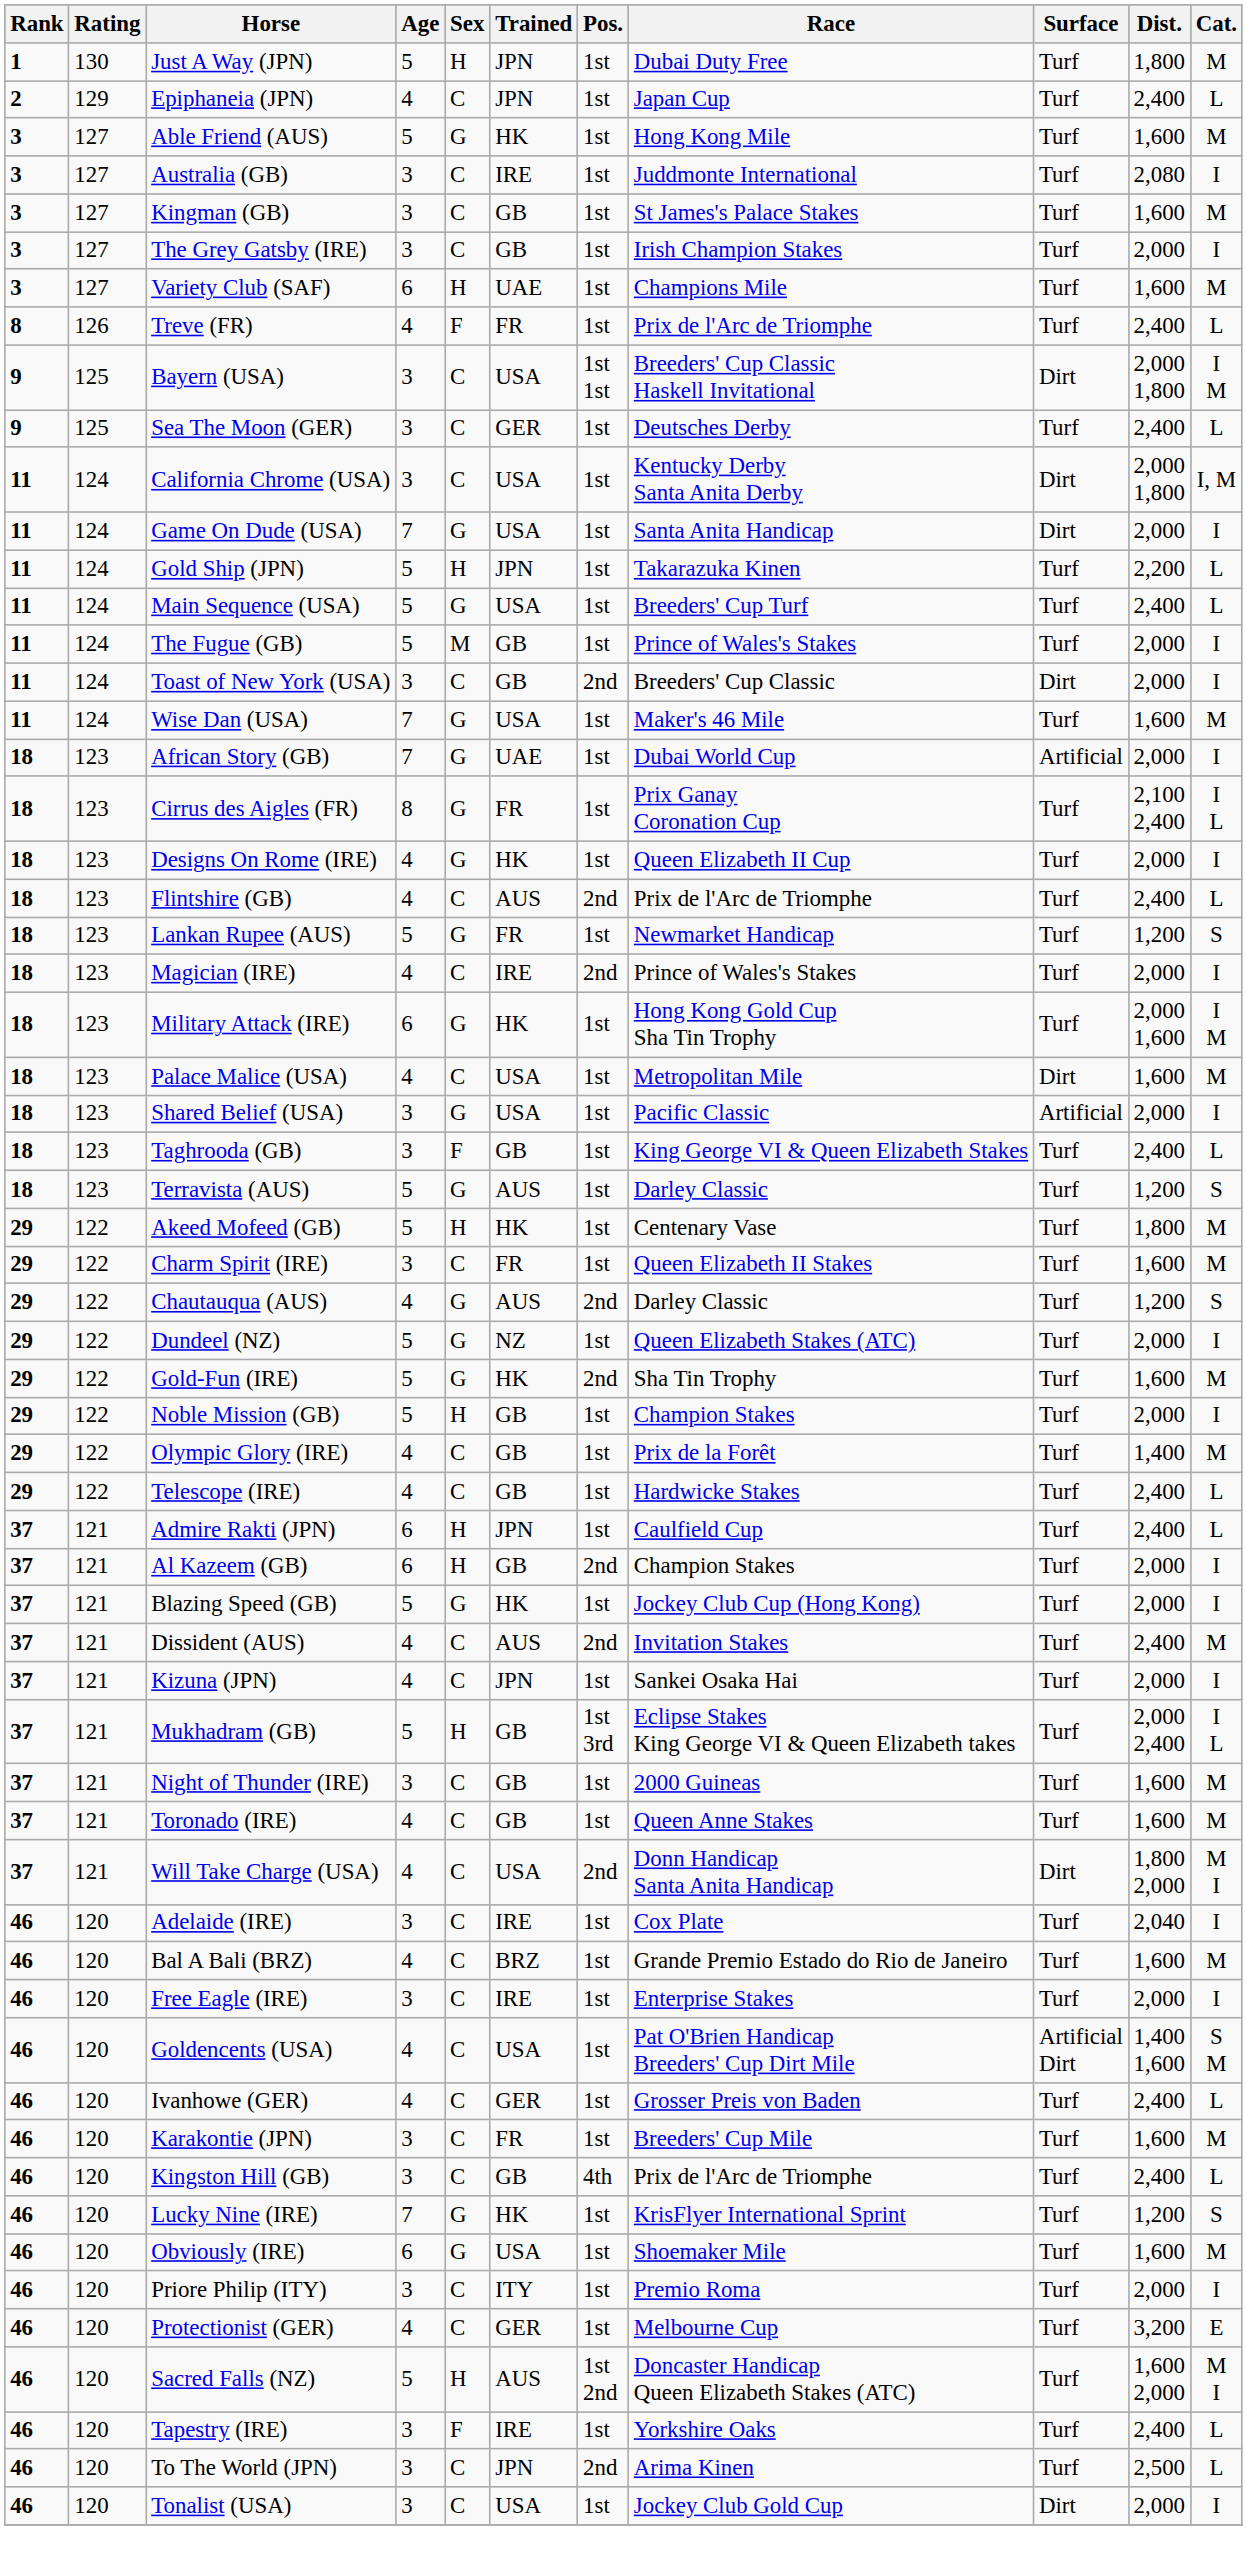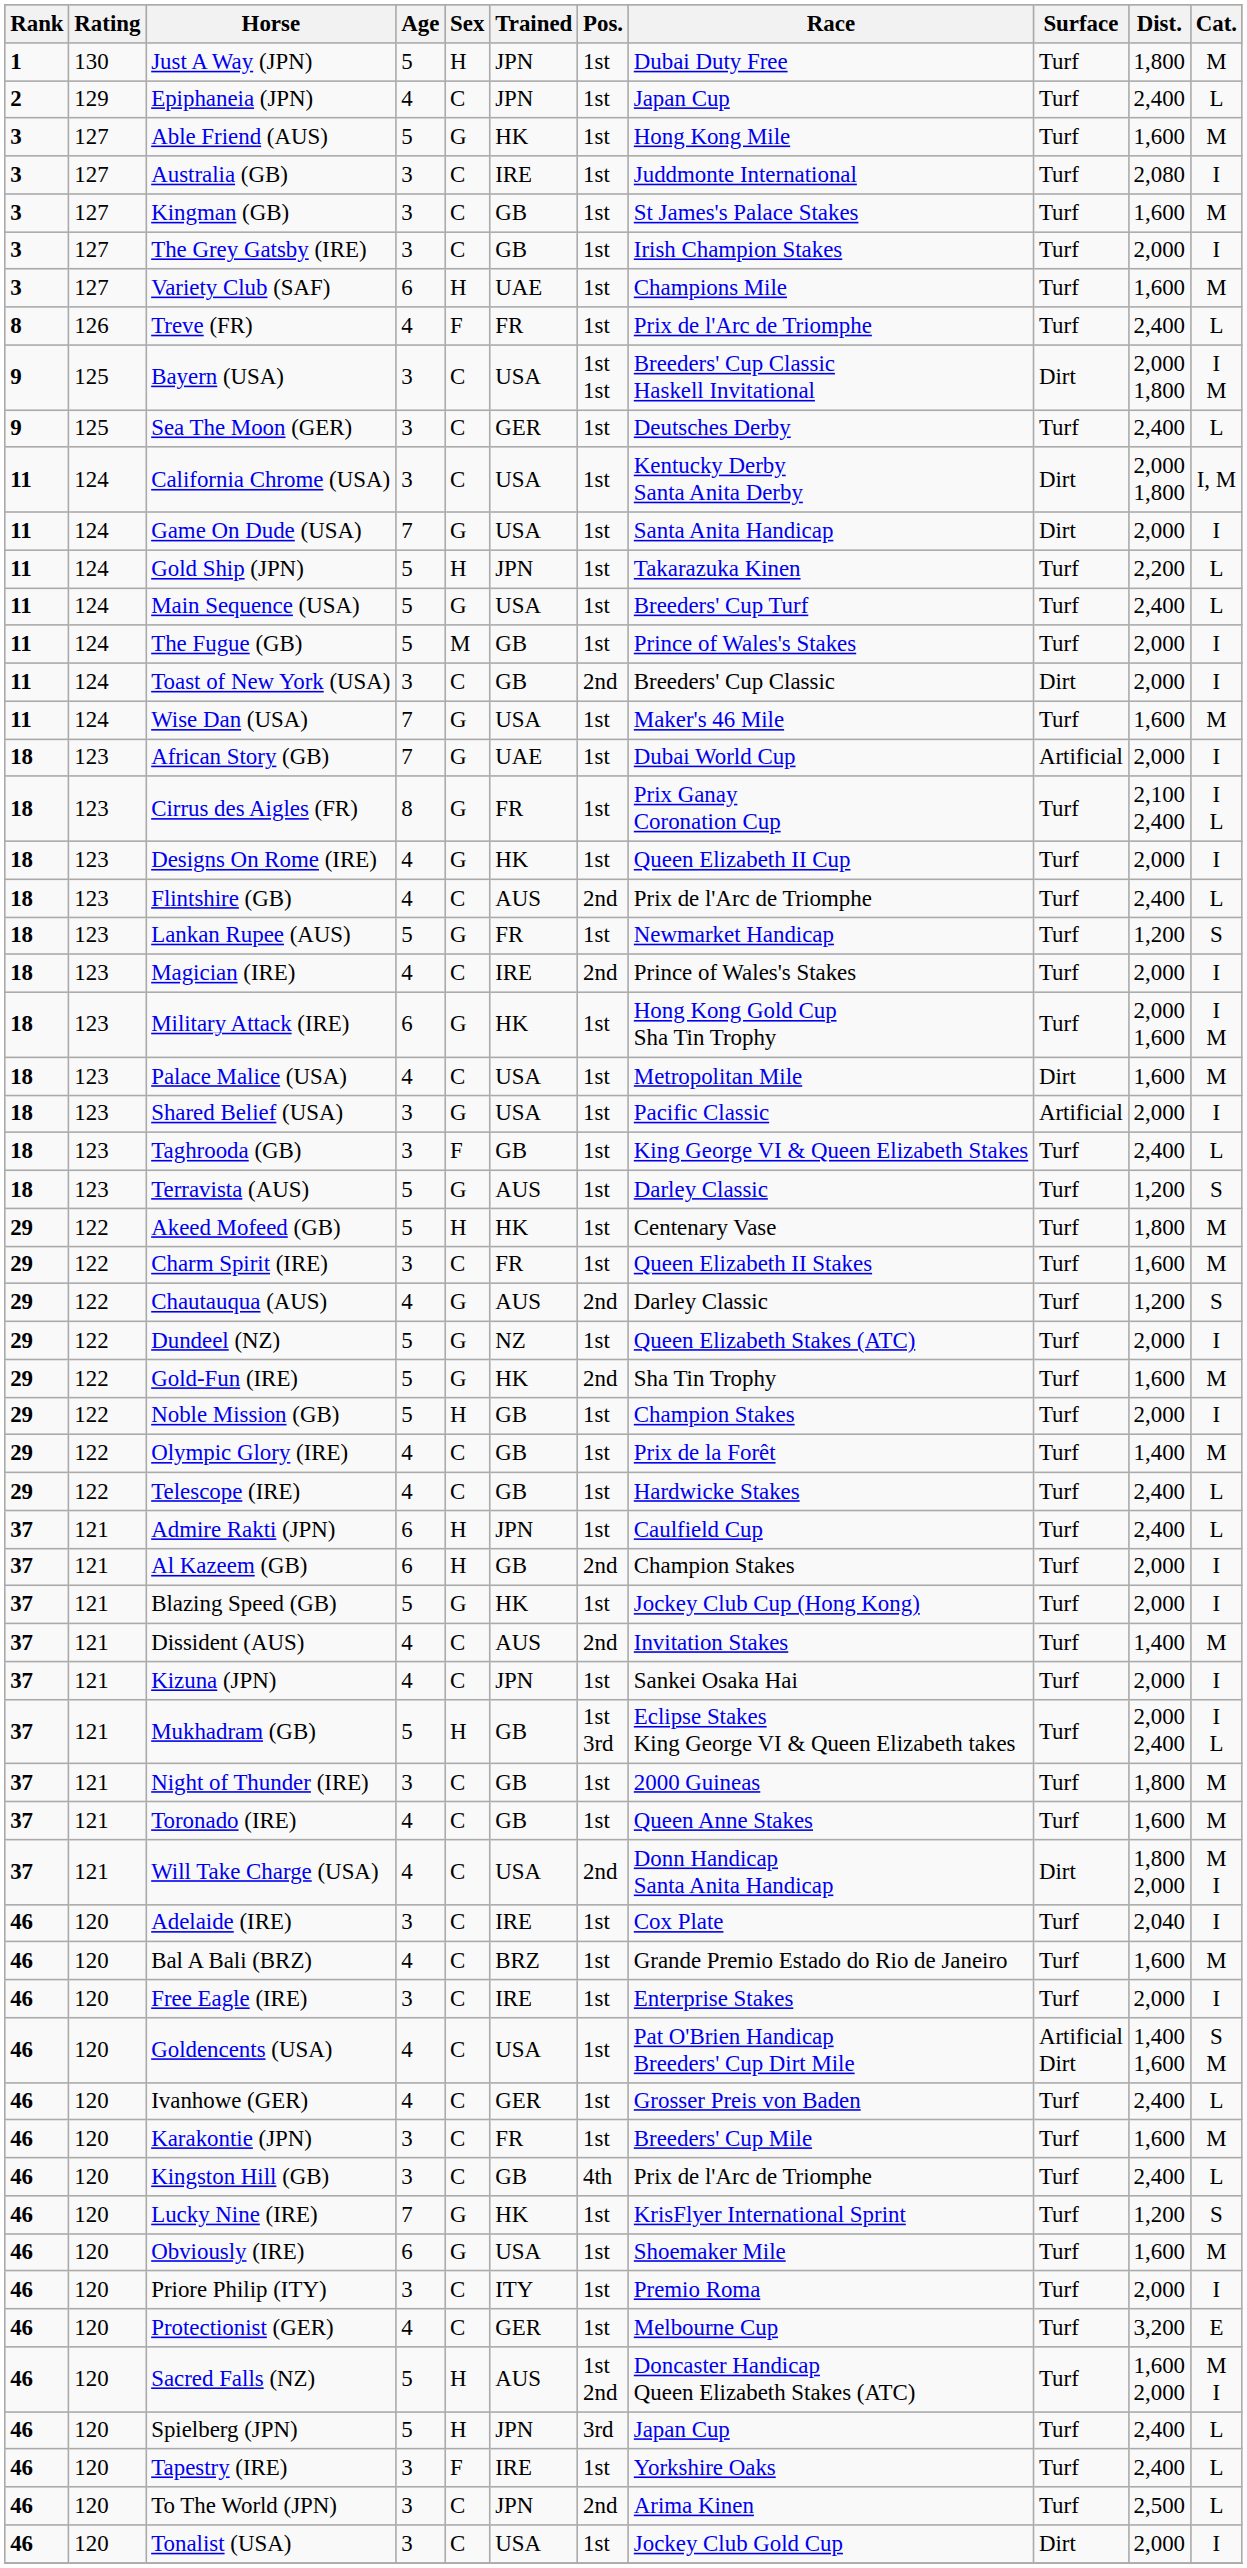(1159, 1642) 2,400 -> (1159, 1642) 1,400
(1159, 1782) 1,600 -> (1159, 1782) 1,800
+ row: (224, 2430)
